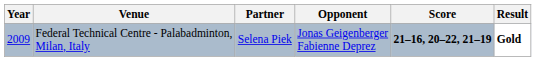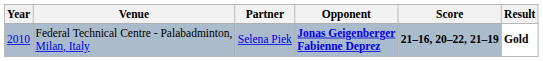(19, 40) 2009 -> (19, 40) 2010
(343, 40) normal -> (346, 40) bold
